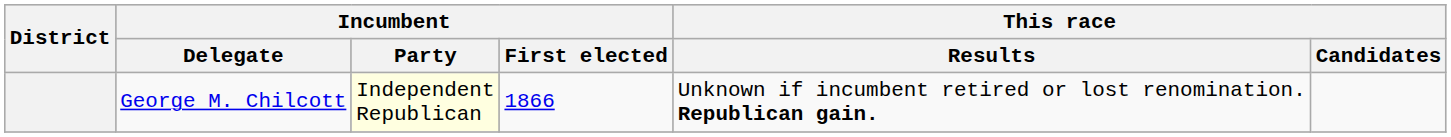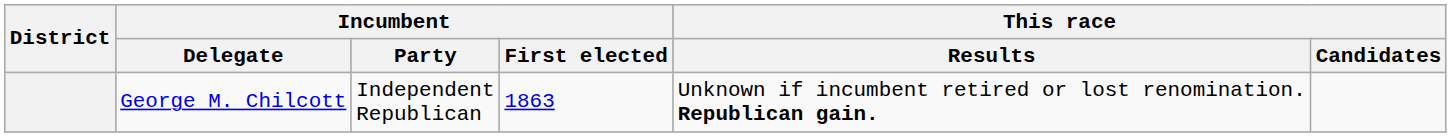(425, 102) lightyellow background -> (425, 102) no background
(530, 102) 1866 -> (530, 102) 1863
